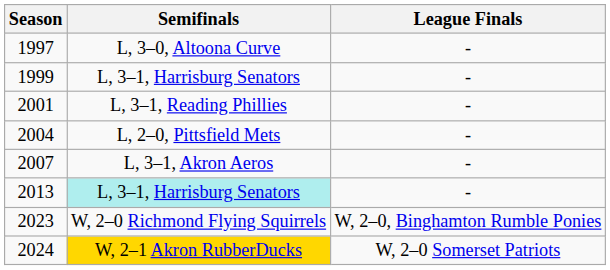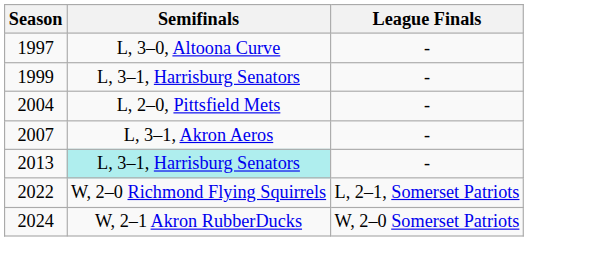- row: (36, 105)
+ row: (36, 192)
- row: (36, 221)
(199, 250) gold background -> (199, 221) no background
